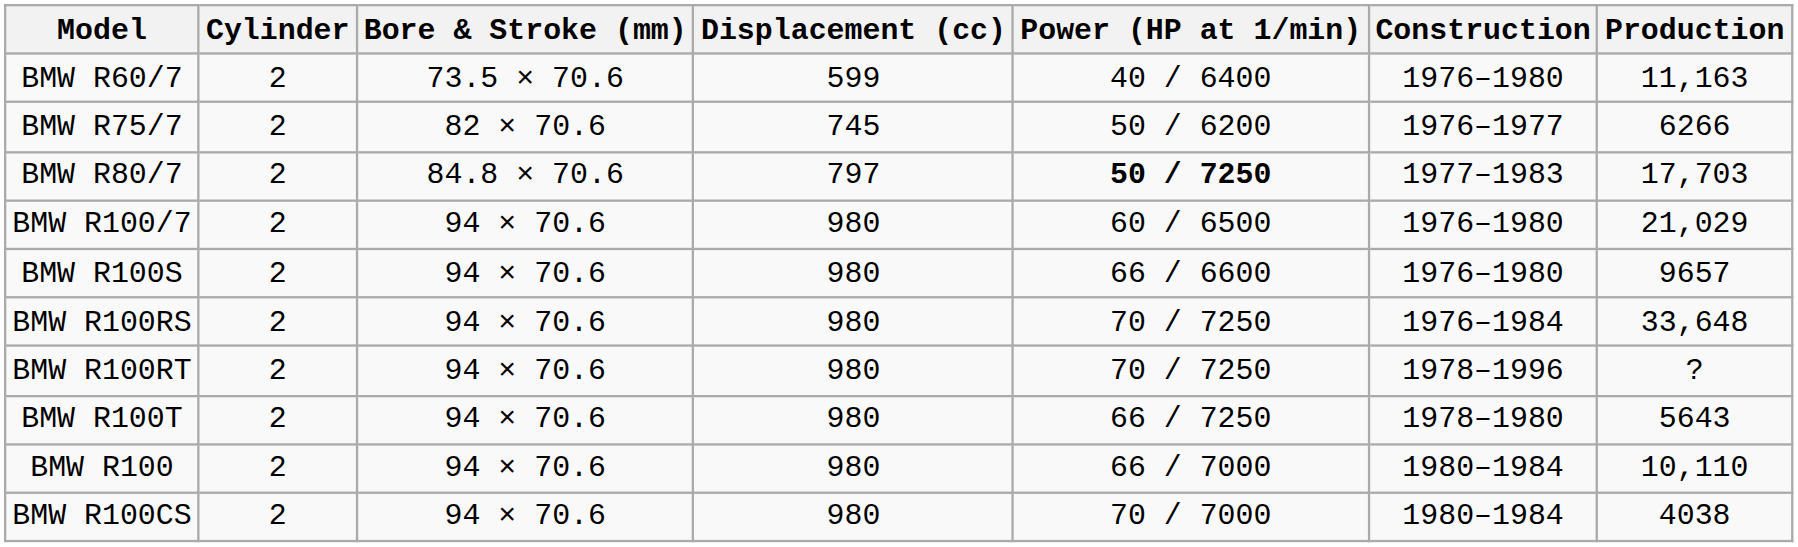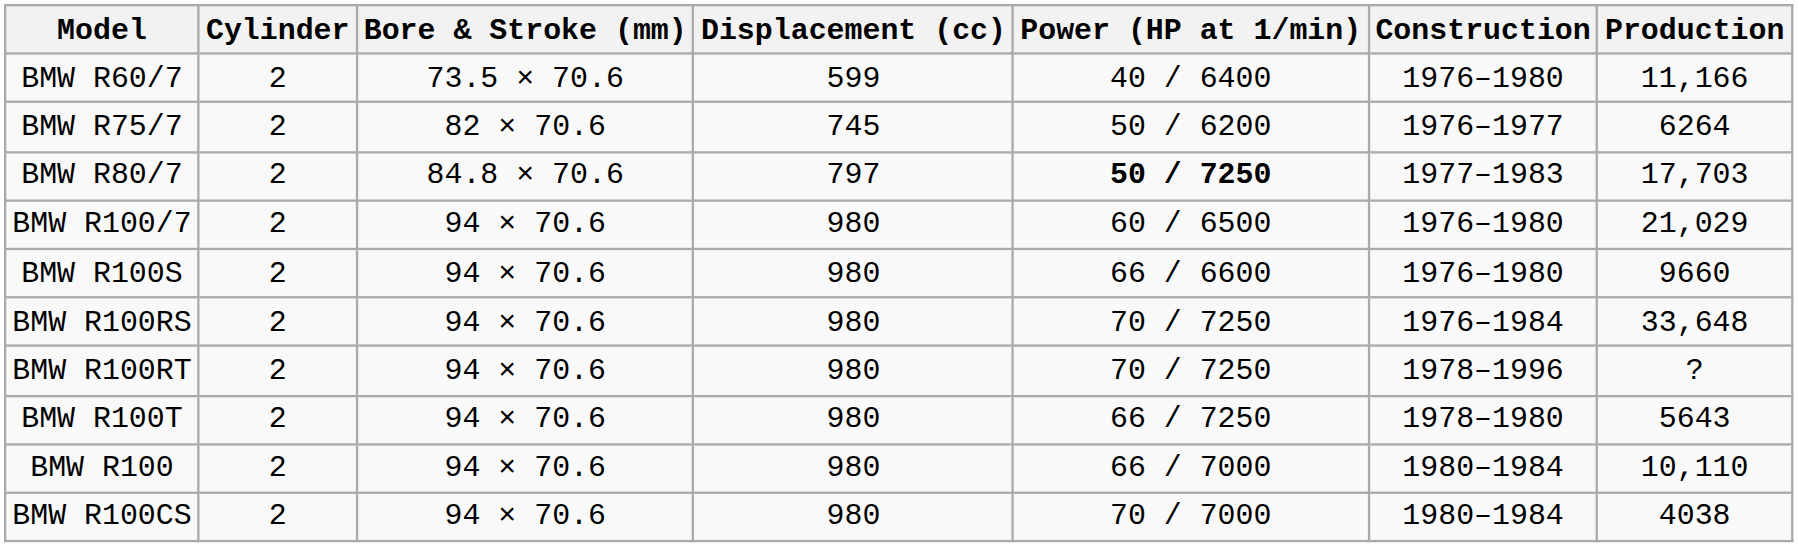(1695, 78) 11,163 -> (1695, 78) 11,166
(1695, 127) 6266 -> (1695, 127) 6264
(1695, 273) 9657 -> (1695, 273) 9660
